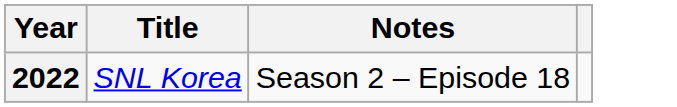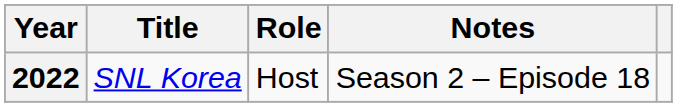+ column: (289, 28)
